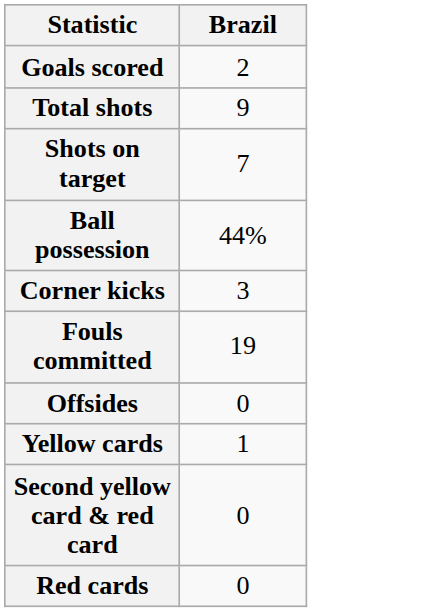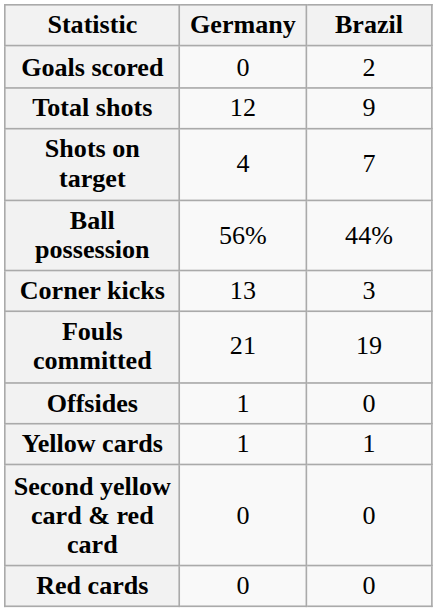+ column: (243, 25)
